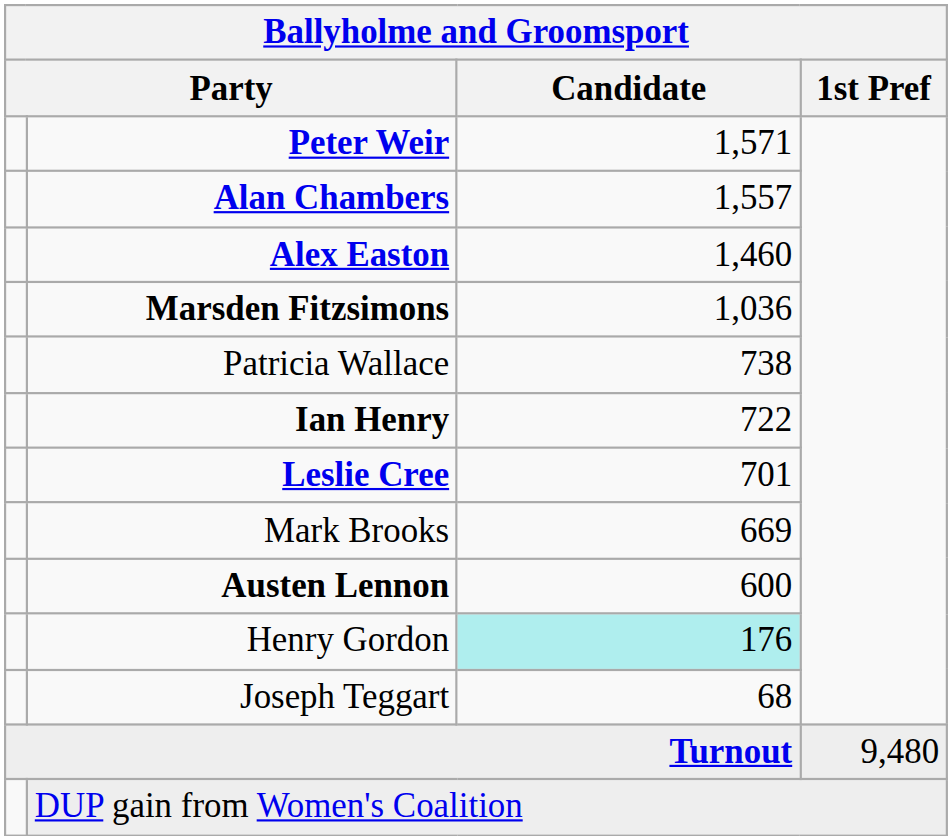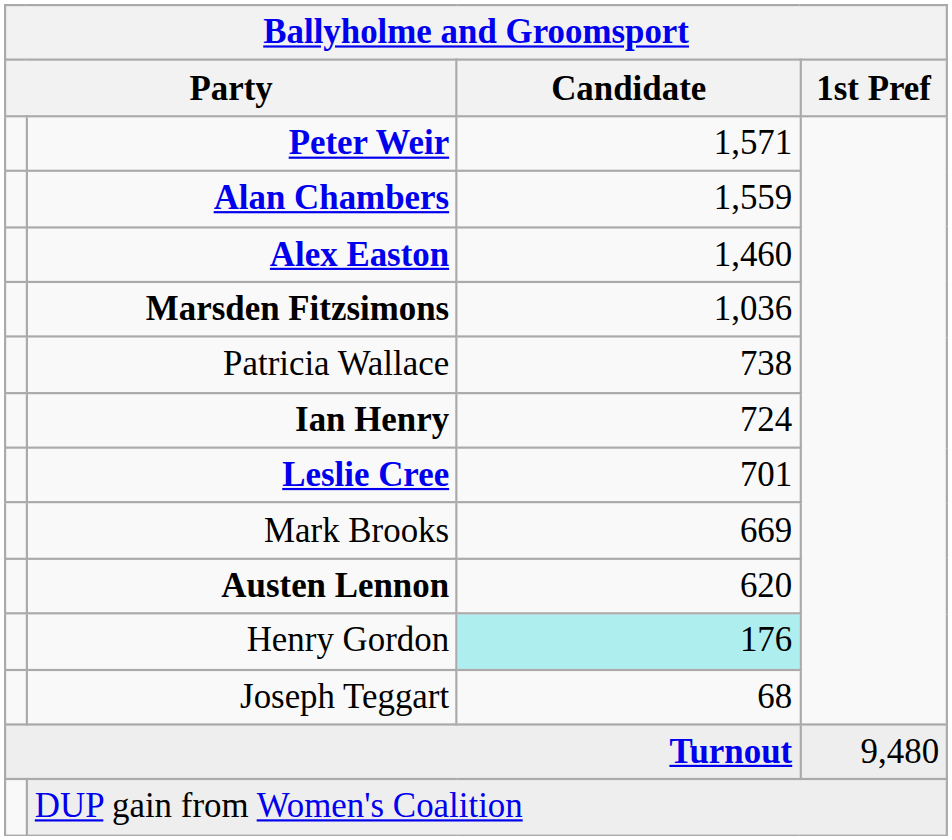(753, 198) 1,557 -> (753, 198) 1,559
(766, 419) 722 -> (766, 419) 724
(766, 585) 600 -> (766, 585) 620
